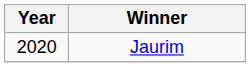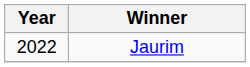(37, 47) 2020 -> (37, 47) 2022
